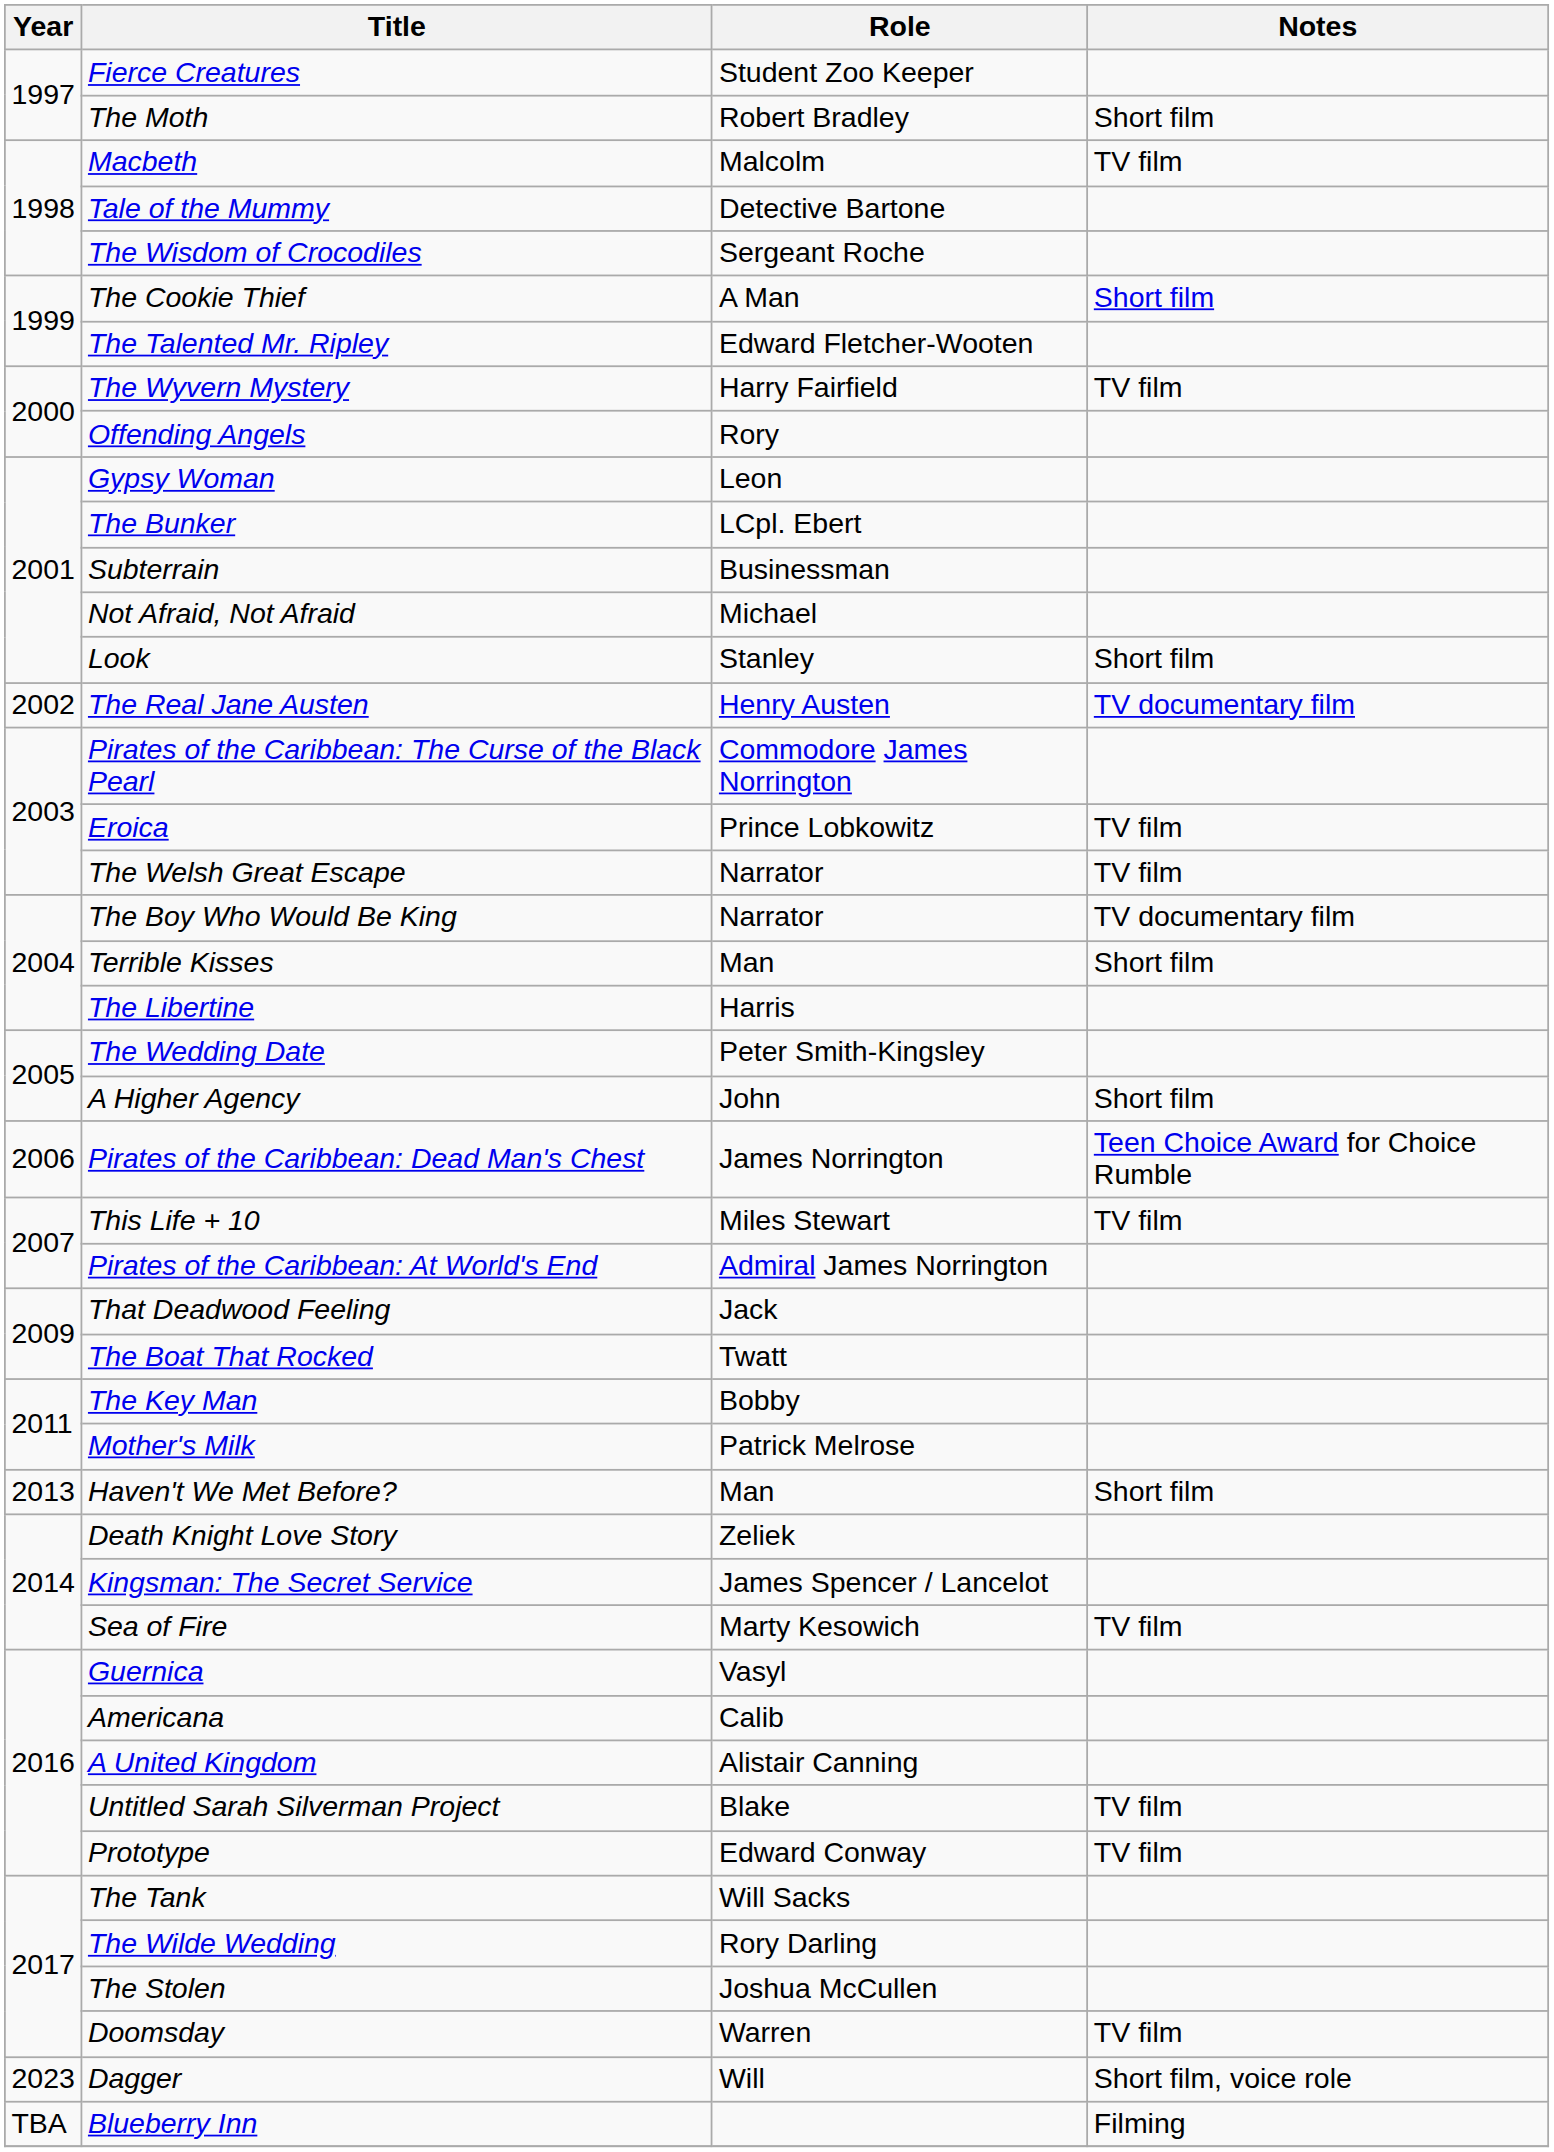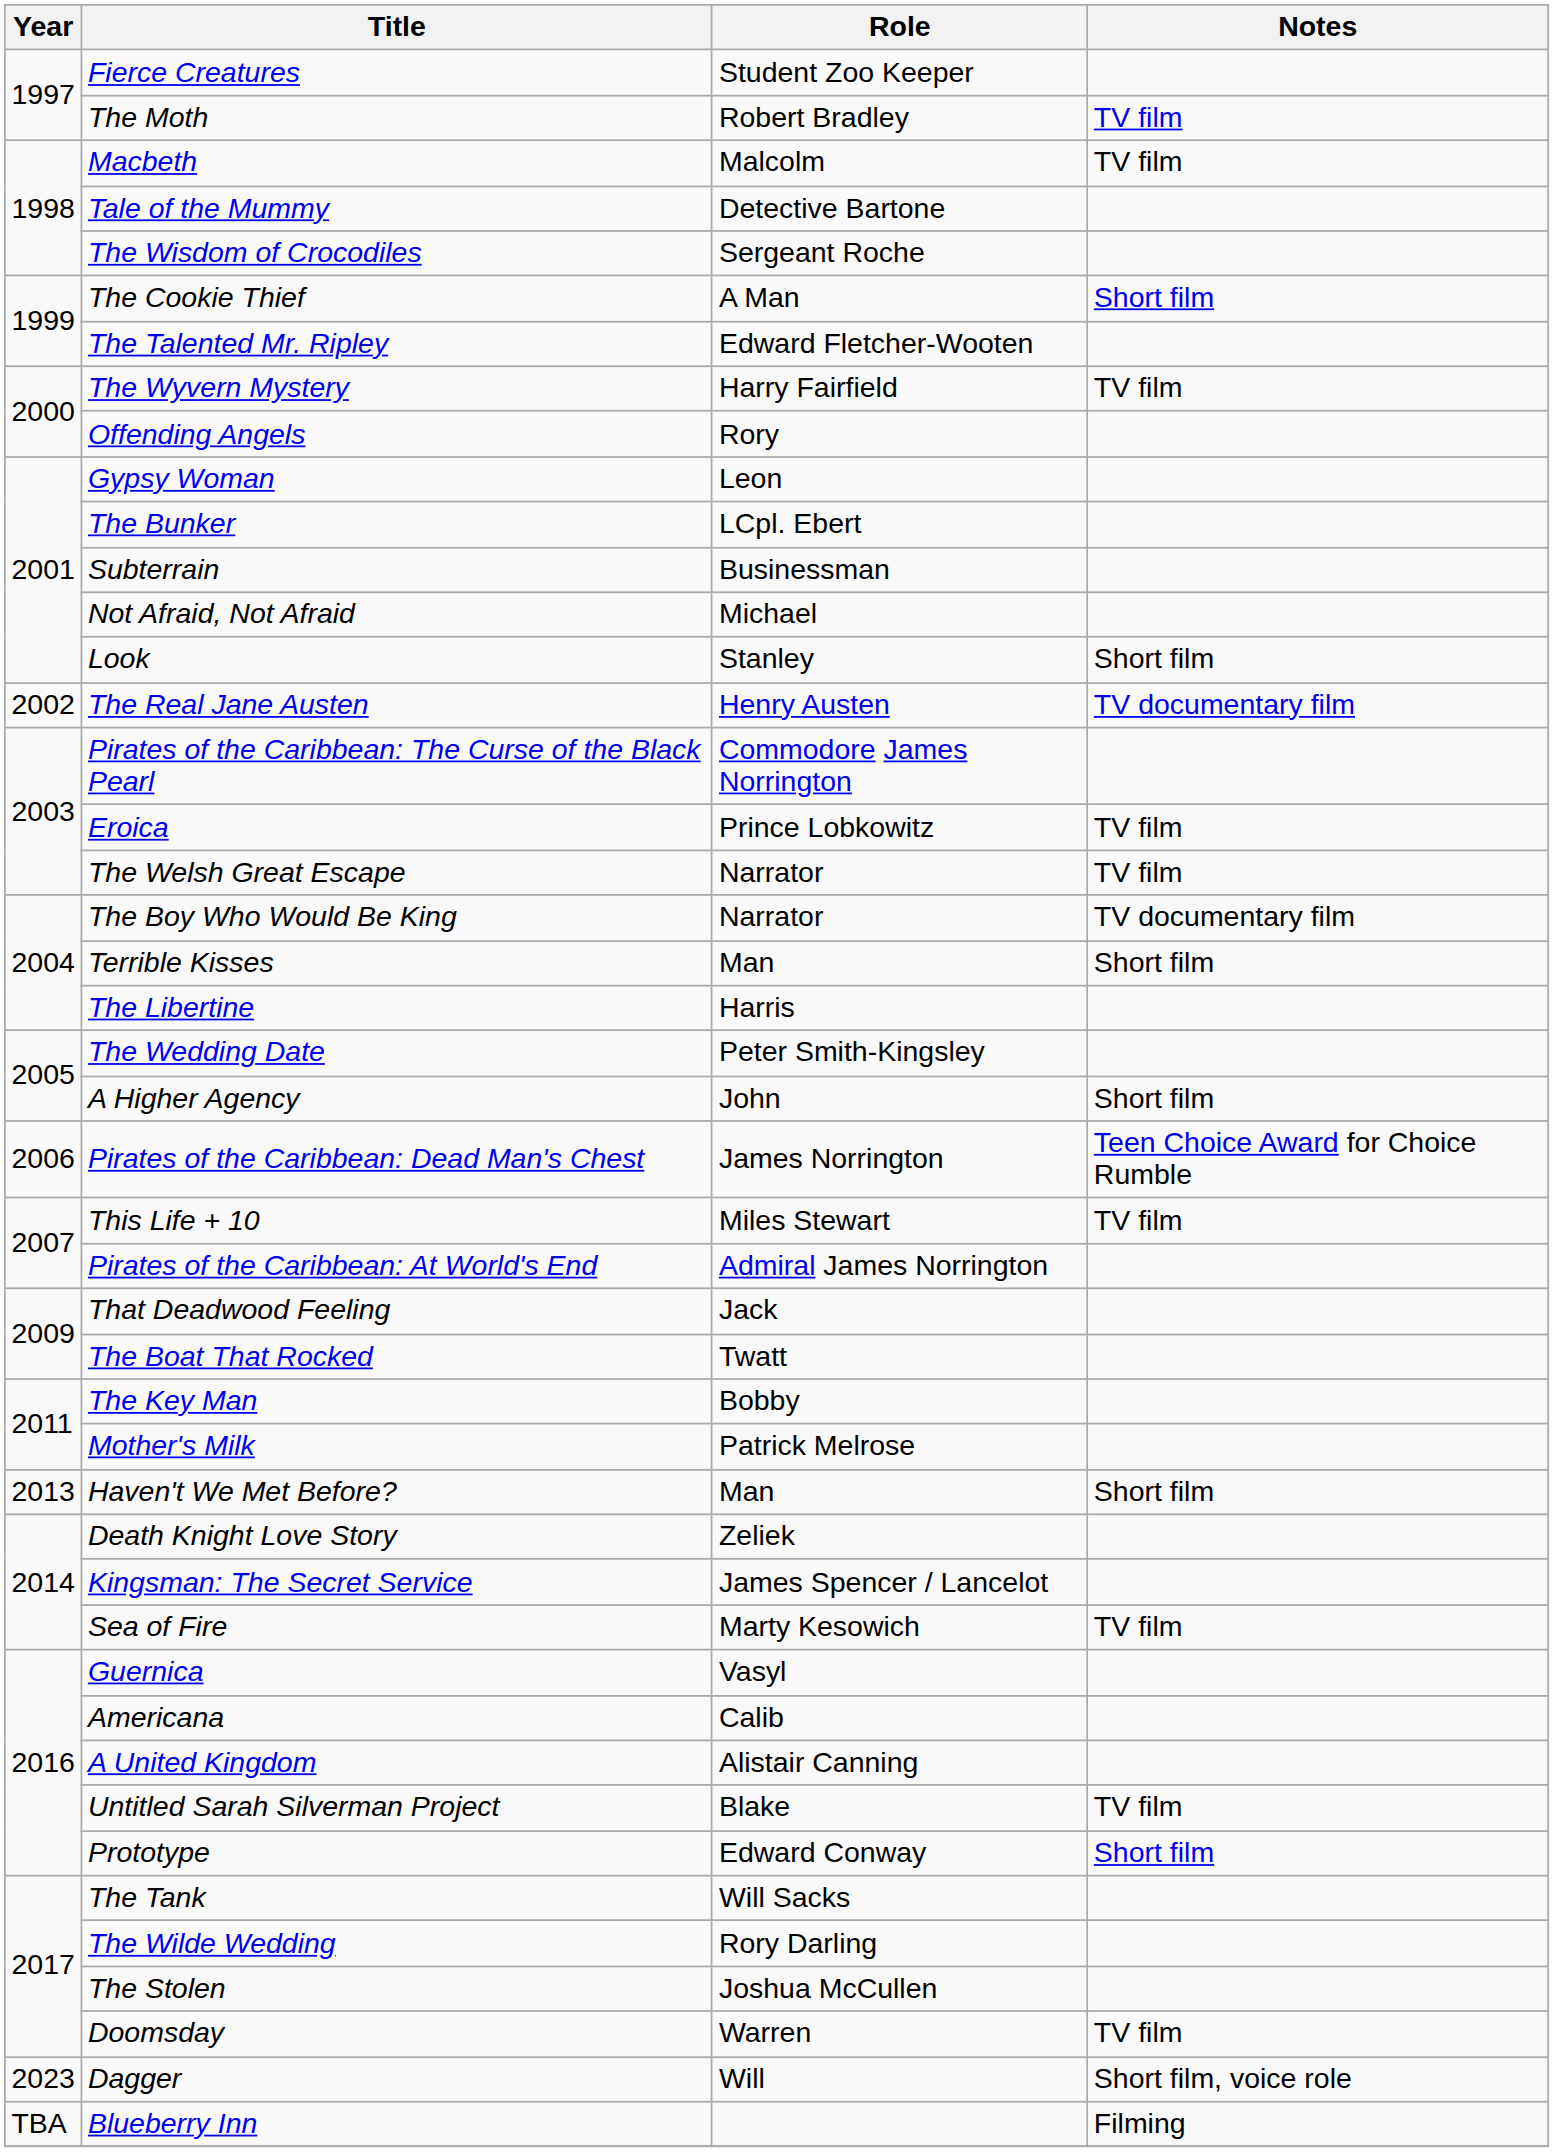(1154, 117) Short film -> (1138, 117) TV film
(1138, 1852) TV film -> (1154, 1852) Short film
